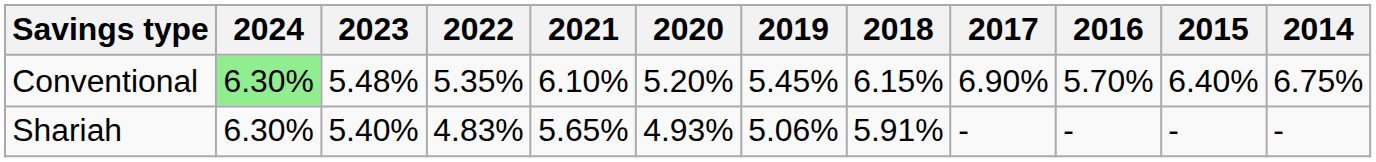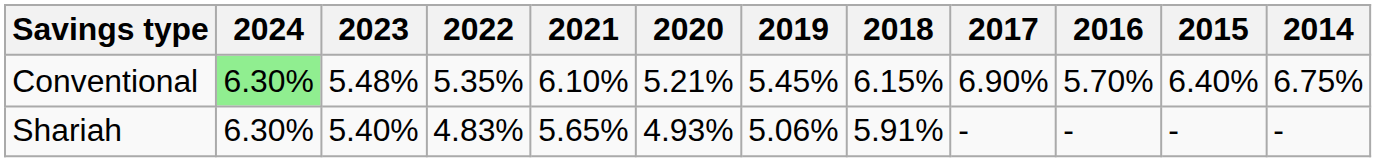(688, 80) 5.20% -> (688, 80) 5.21%
